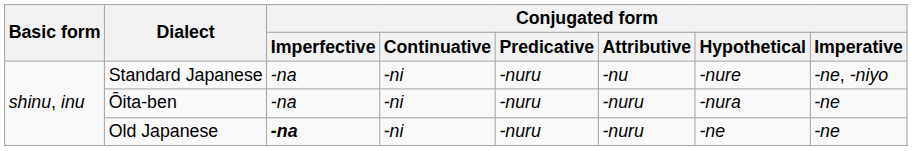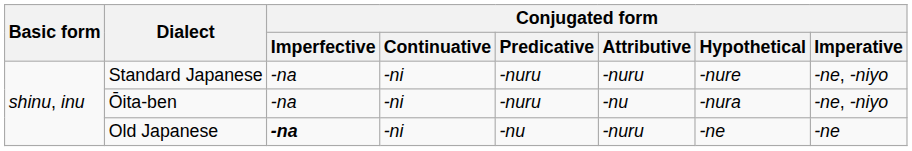(615, 74) -nu -> (623, 74) -nuru
(623, 103) -nuru -> (615, 103) -nu
(827, 103) -ne -> (851, 103) -ne, -niyo
(520, 131) -nuru -> (512, 131) -nu
